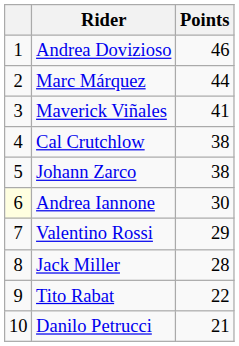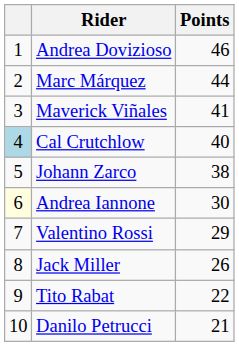(18, 142) no background -> (18, 142) lightblue background
(220, 142) 38 -> (220, 142) 40
(220, 264) 28 -> (220, 264) 26
